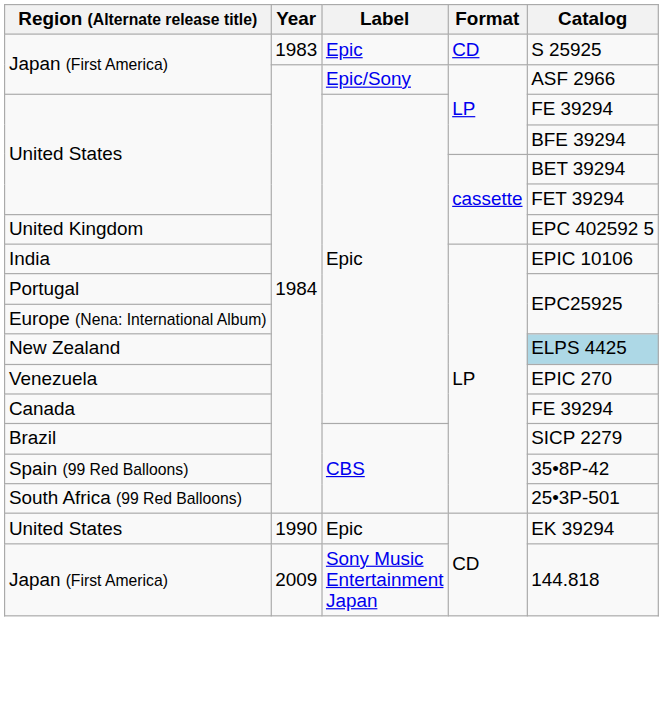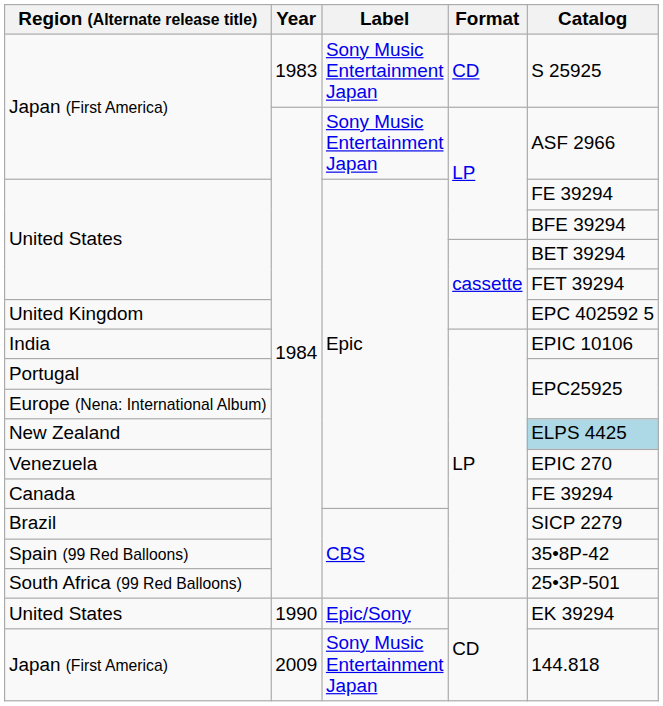(344, 49) Epic -> (385, 70) Sony Music Entertainment Japan
(368, 79) Epic/Sony -> (385, 143) Sony Music Entertainment Japan
(344, 528) Epic -> (368, 613) Epic/Sony
